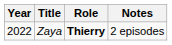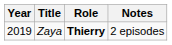(19, 31) 2022 -> (19, 31) 2019
